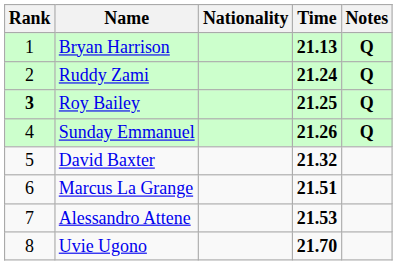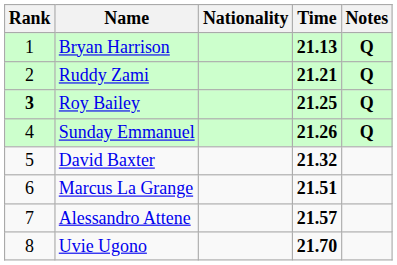(317, 75) 21.24 -> (317, 75) 21.21
(317, 217) 21.53 -> (317, 217) 21.57
